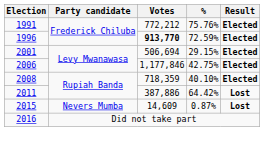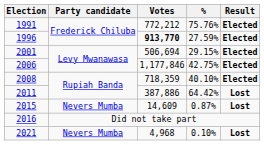(204, 38) 72.59% -> (204, 38) 27.59%
+ row: (26, 133)
